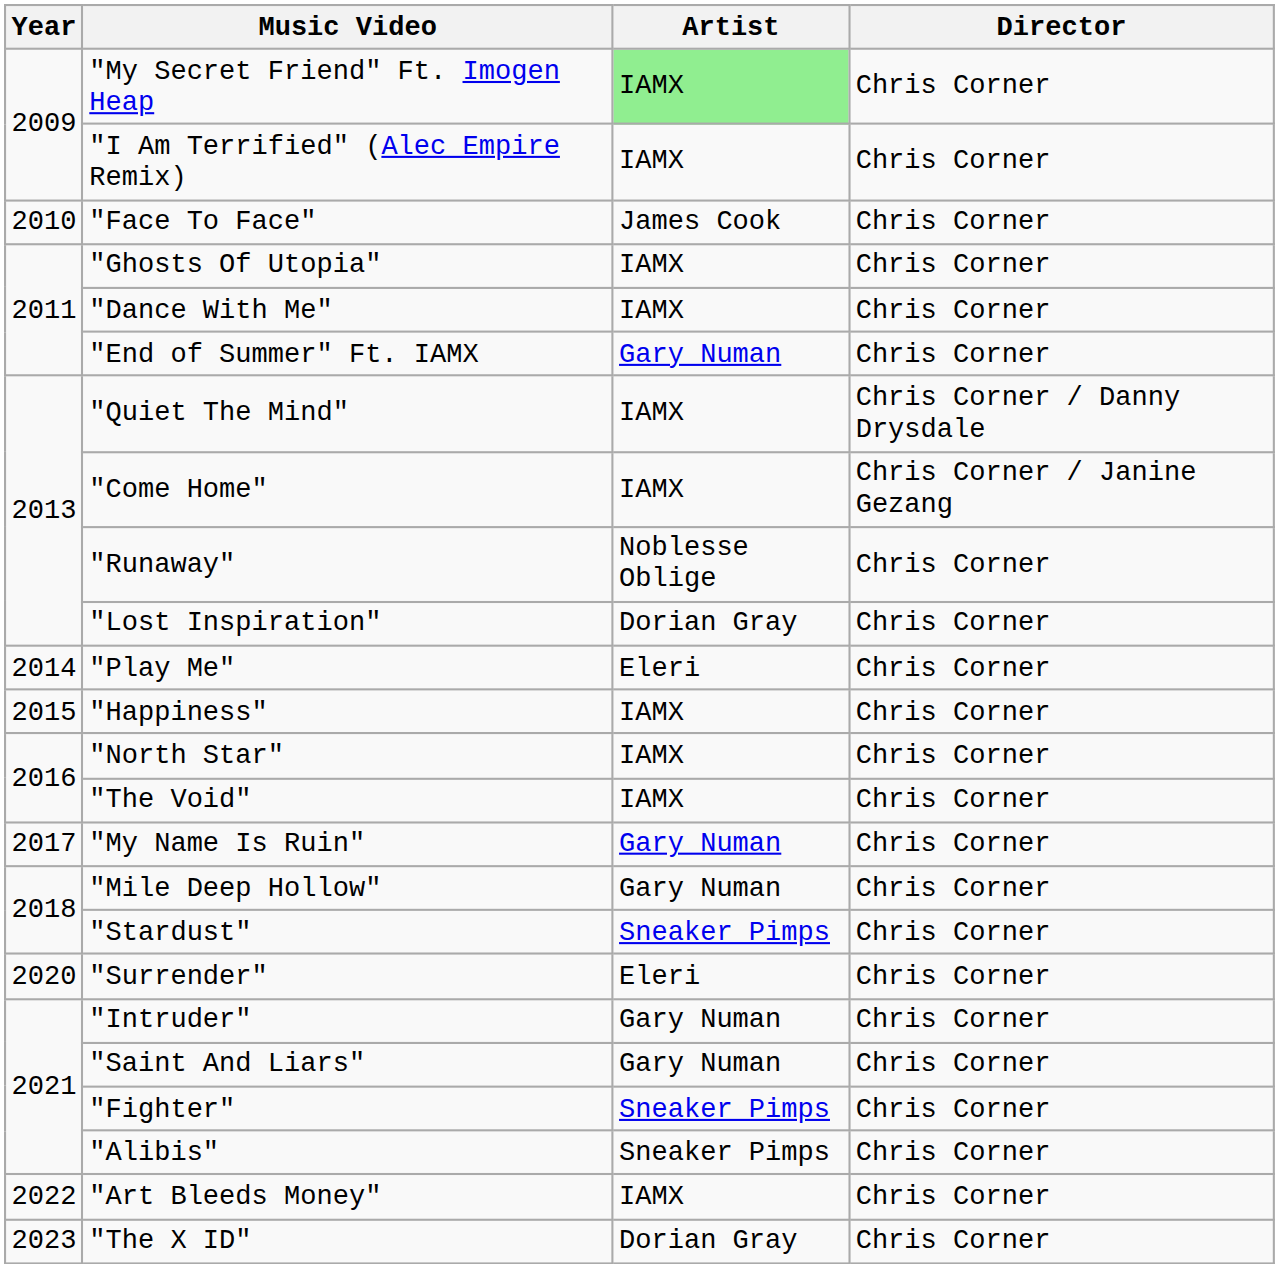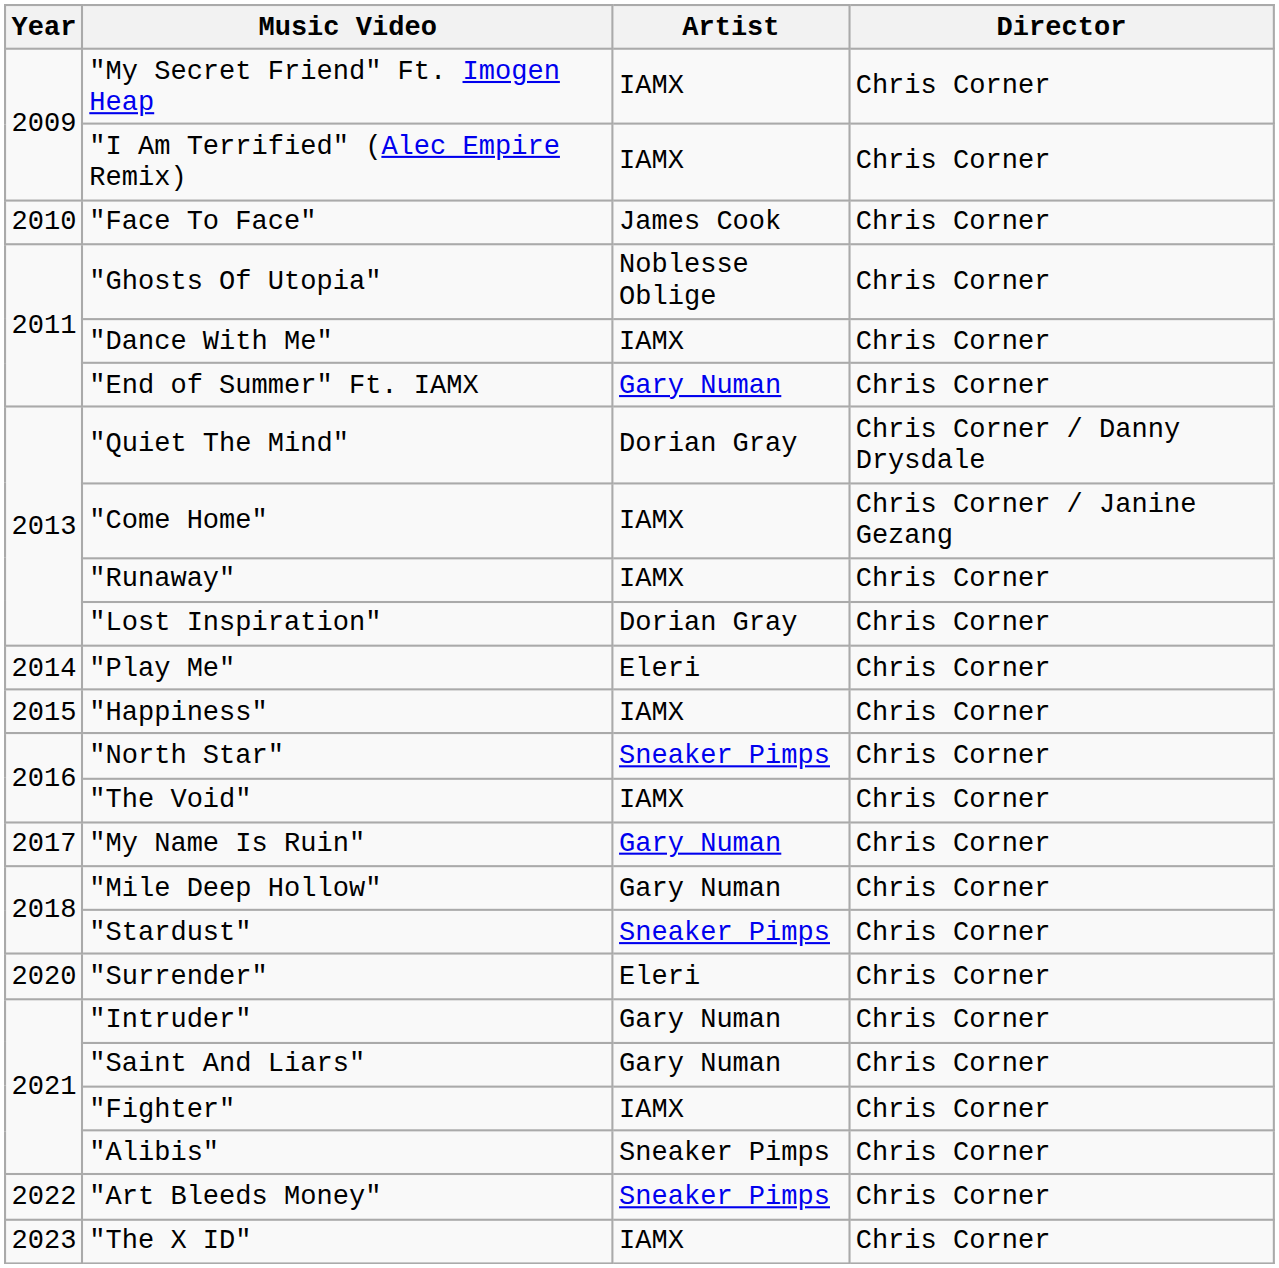(651, 87) lightgreen background -> (651, 87) no background
(651, 266) IAMX -> (684, 281) Noblesse Oblige
(651, 414) IAMX -> (708, 445) Dorian Gray
(684, 564) Noblesse Oblige -> (651, 580) IAMX
(651, 756) IAMX -> (725, 756) Sneaker Pimps
(725, 1109) Sneaker Pimps -> (651, 1109) IAMX
(651, 1197) IAMX -> (725, 1197) Sneaker Pimps
(708, 1241) Dorian Gray -> (651, 1241) IAMX
